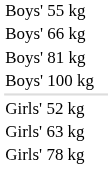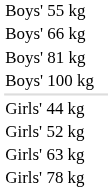+ row: (45, 108)
